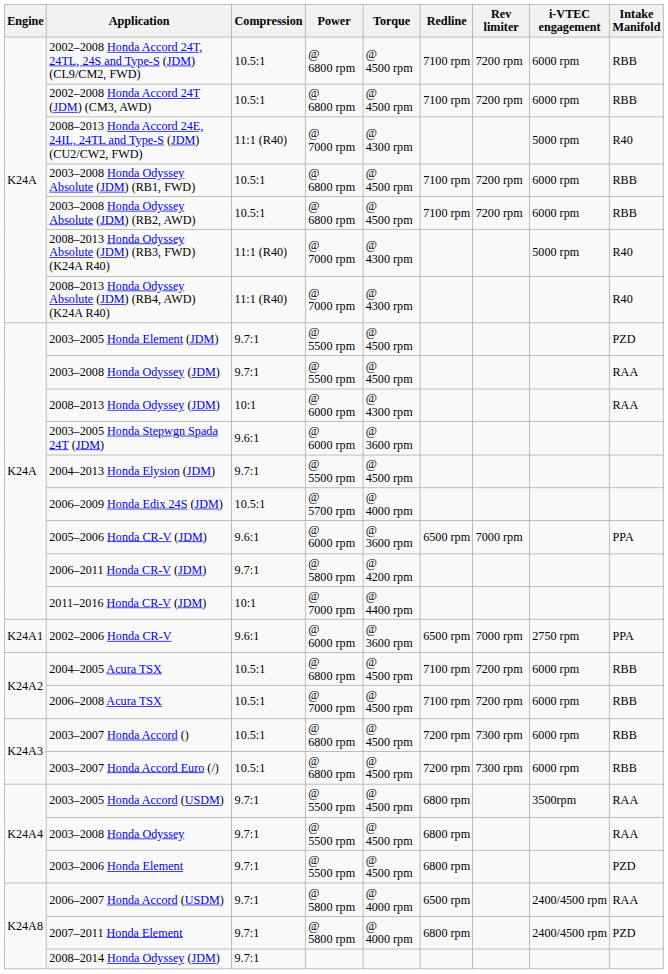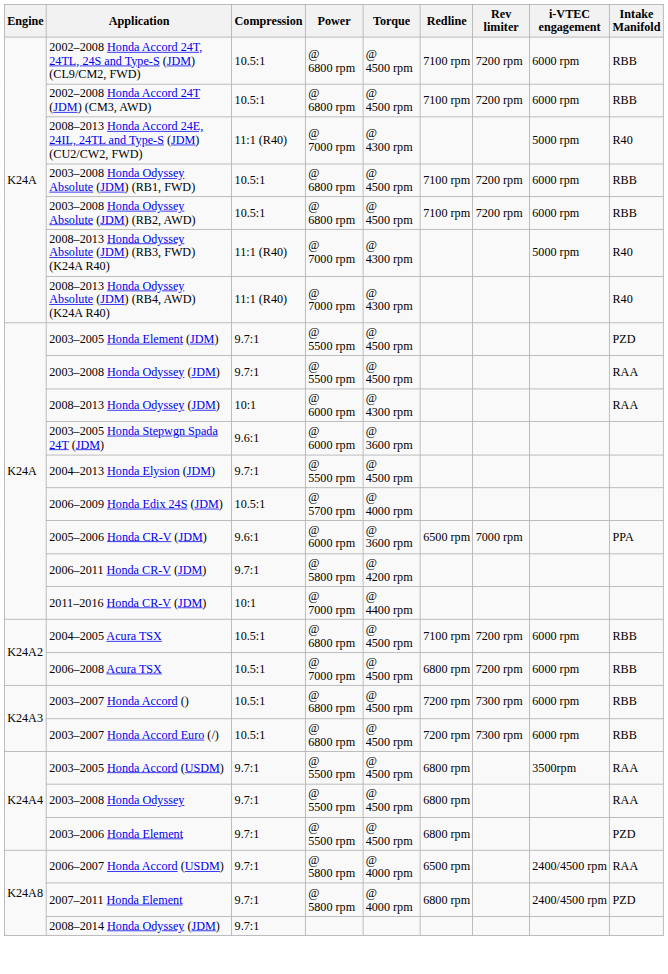- row: (110, 636)
(447, 702) 7100 rpm -> (447, 669) 6800 rpm
